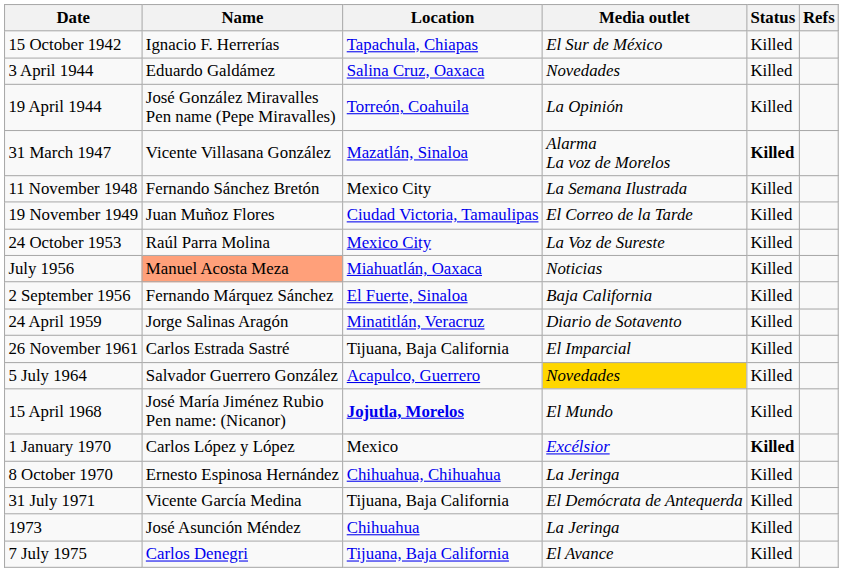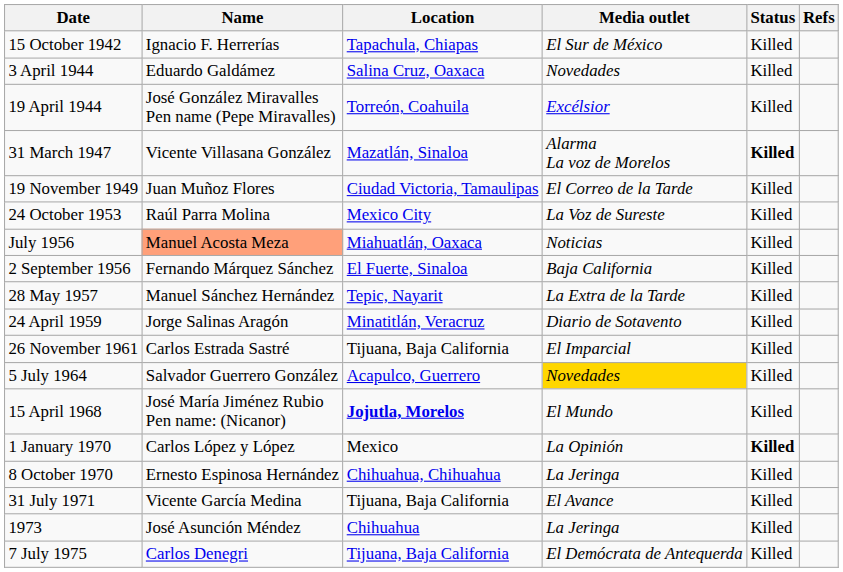(585, 107) La Opinión -> (578, 107) Excélsior
- row: (73, 188)
+ row: (53, 295)
(578, 447) Excélsior -> (585, 447) La Opinión
(644, 500) El Demócrata de Antequerda -> (580, 500) El Avance
(580, 554) El Avance -> (644, 554) El Demócrata de Antequerda
